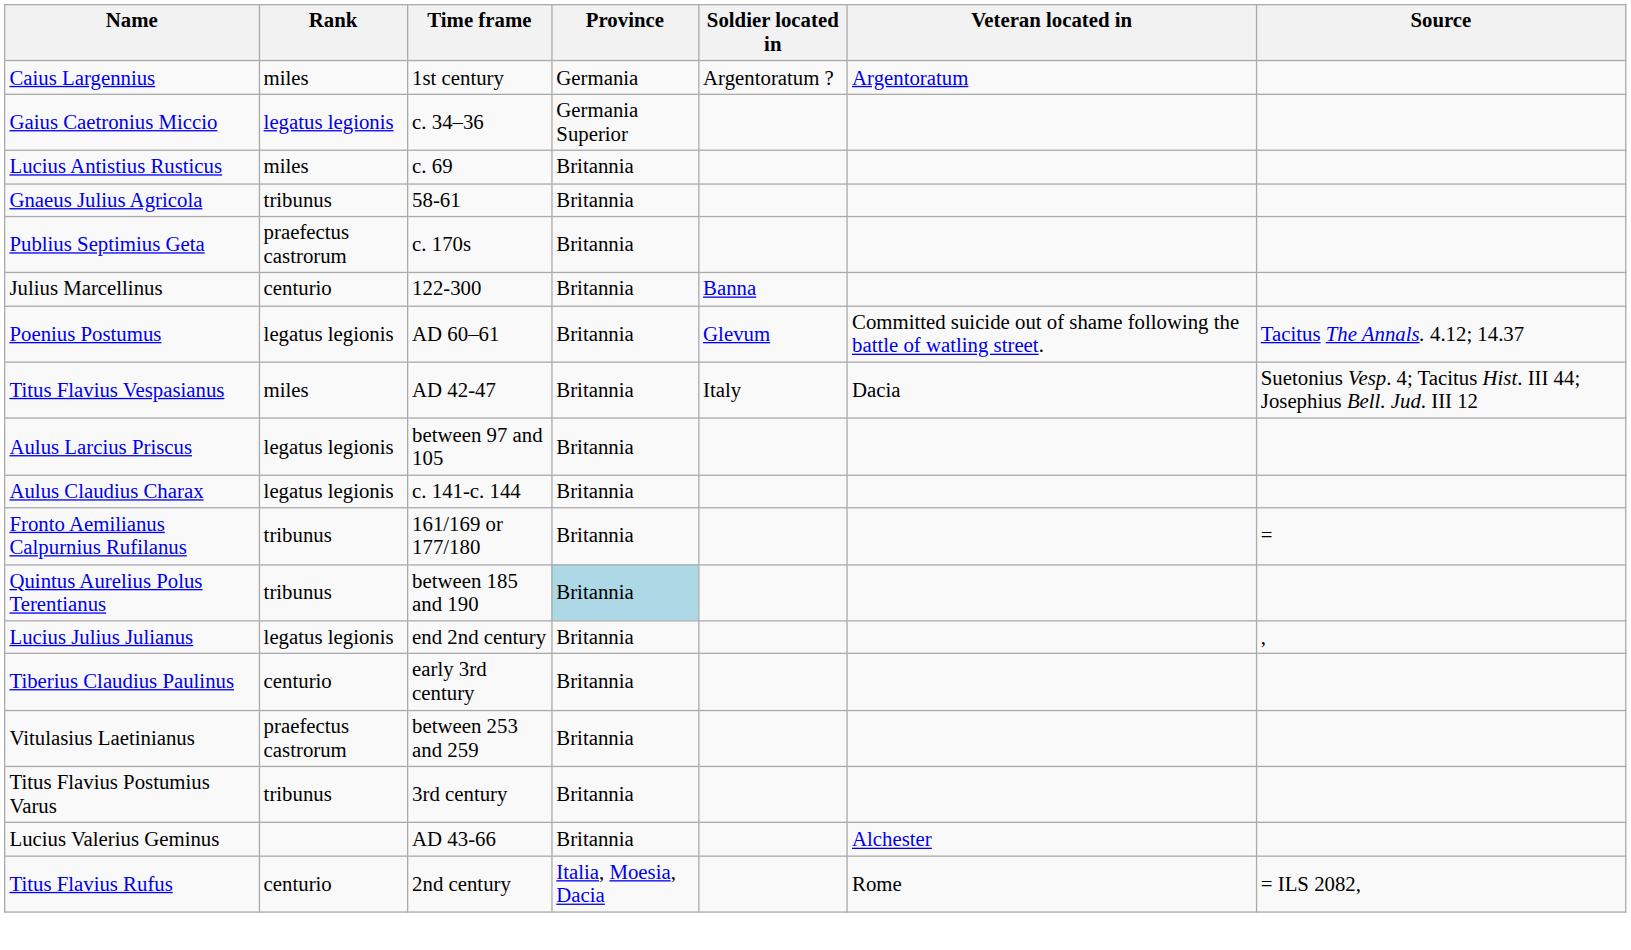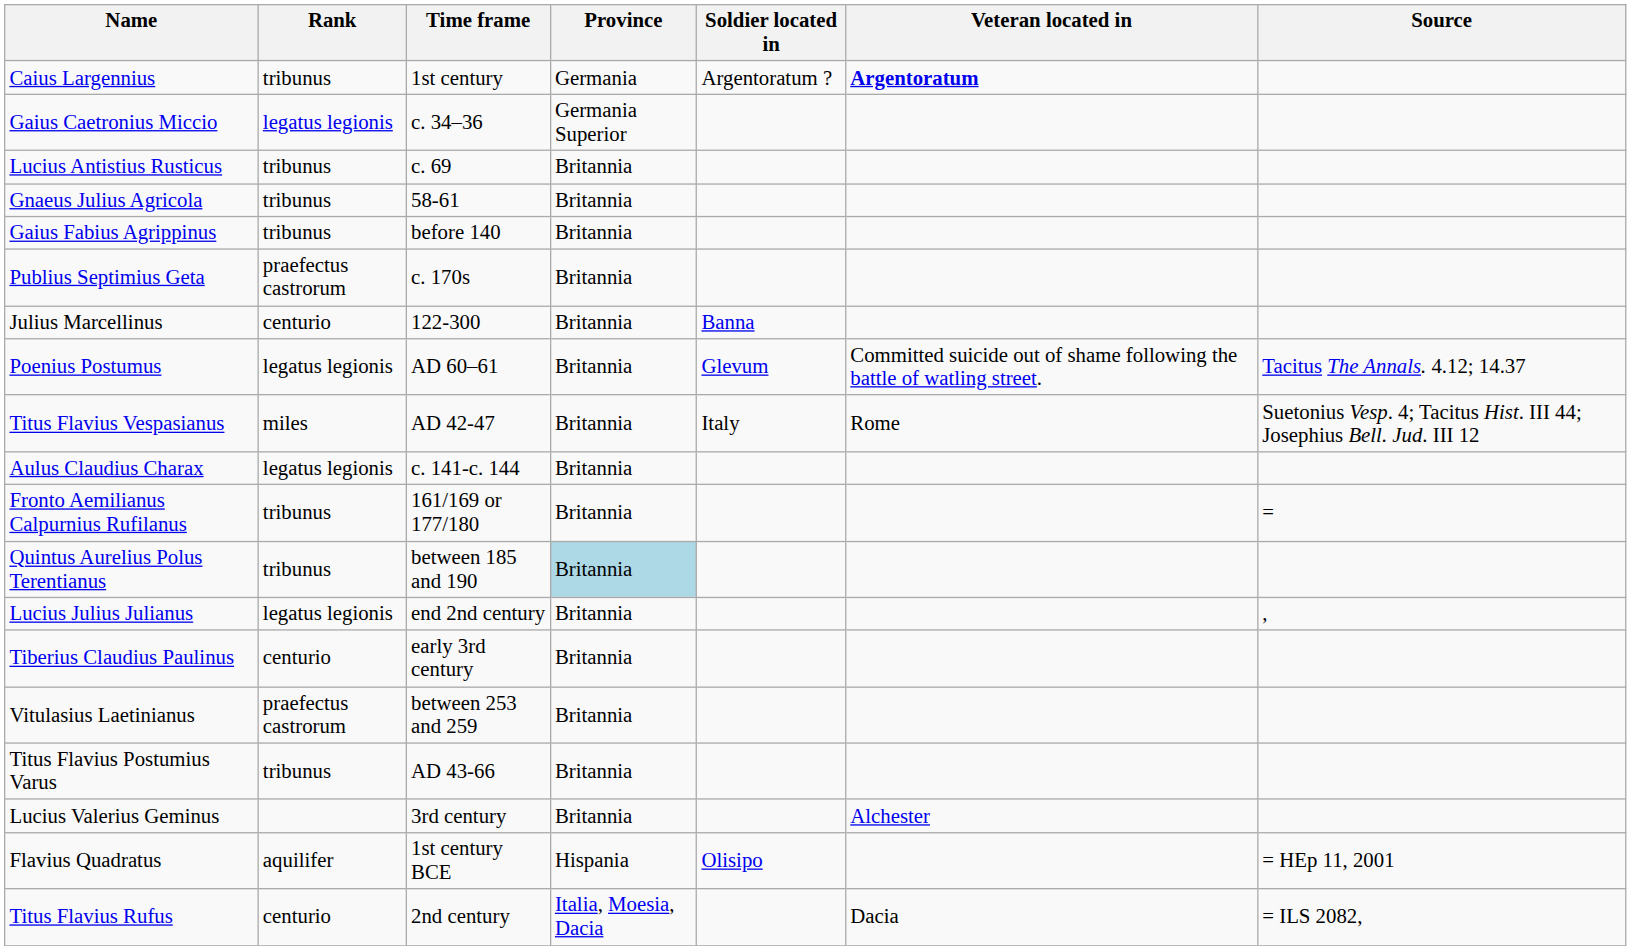(286, 77) miles -> (297, 77) tribunus
(910, 77) normal -> (914, 77) bold
(286, 166) miles -> (297, 166) tribunus
+ row: (113, 232)
(876, 390) Dacia -> (875, 423) Rome
- row: (101, 446)
(460, 794) 3rd century -> (453, 771) AD 43-66
(454, 839) AD 43-66 -> (459, 815) 3rd century
+ row: (85, 860)
(877, 883) Rome -> (875, 916) Dacia
